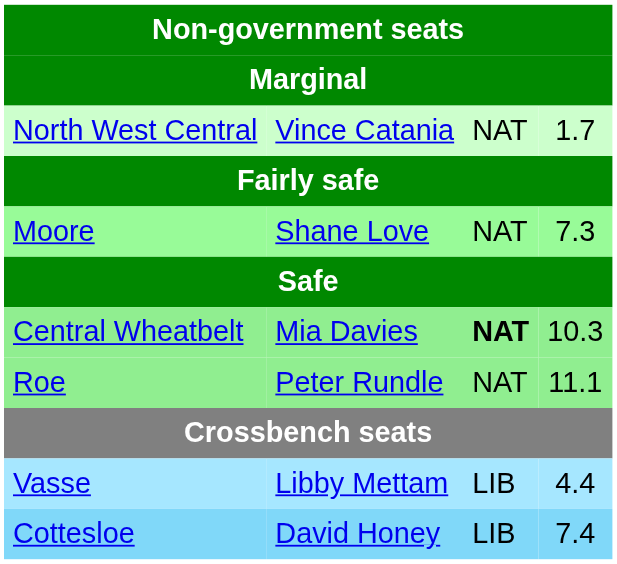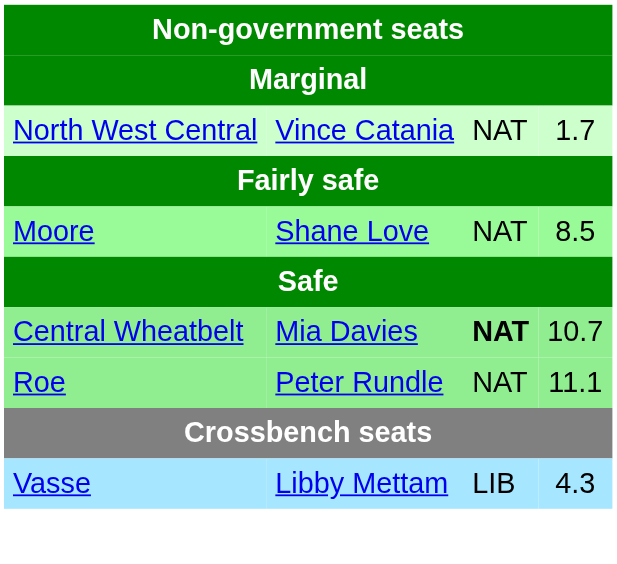(575, 231) 7.3 -> (575, 231) 8.5
(575, 332) 10.3 -> (575, 332) 10.7
(575, 483) 4.4 -> (575, 483) 4.3
- row: (74, 534)
